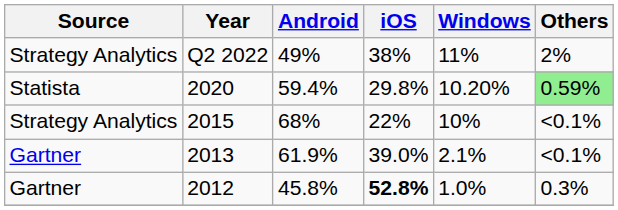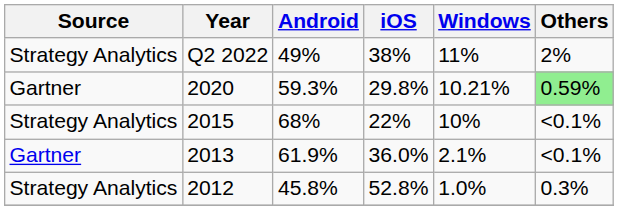(45, 88) Statista -> (45, 88) Gartner
(308, 88) 59.4% -> (308, 88) 59.3%
(474, 88) 10.20% -> (474, 88) 10.21%
(399, 155) 39.0% -> (399, 155) 36.0%
(45, 188) Gartner -> (93, 188) Strategy Analytics
(399, 188) bold -> (399, 188) normal
